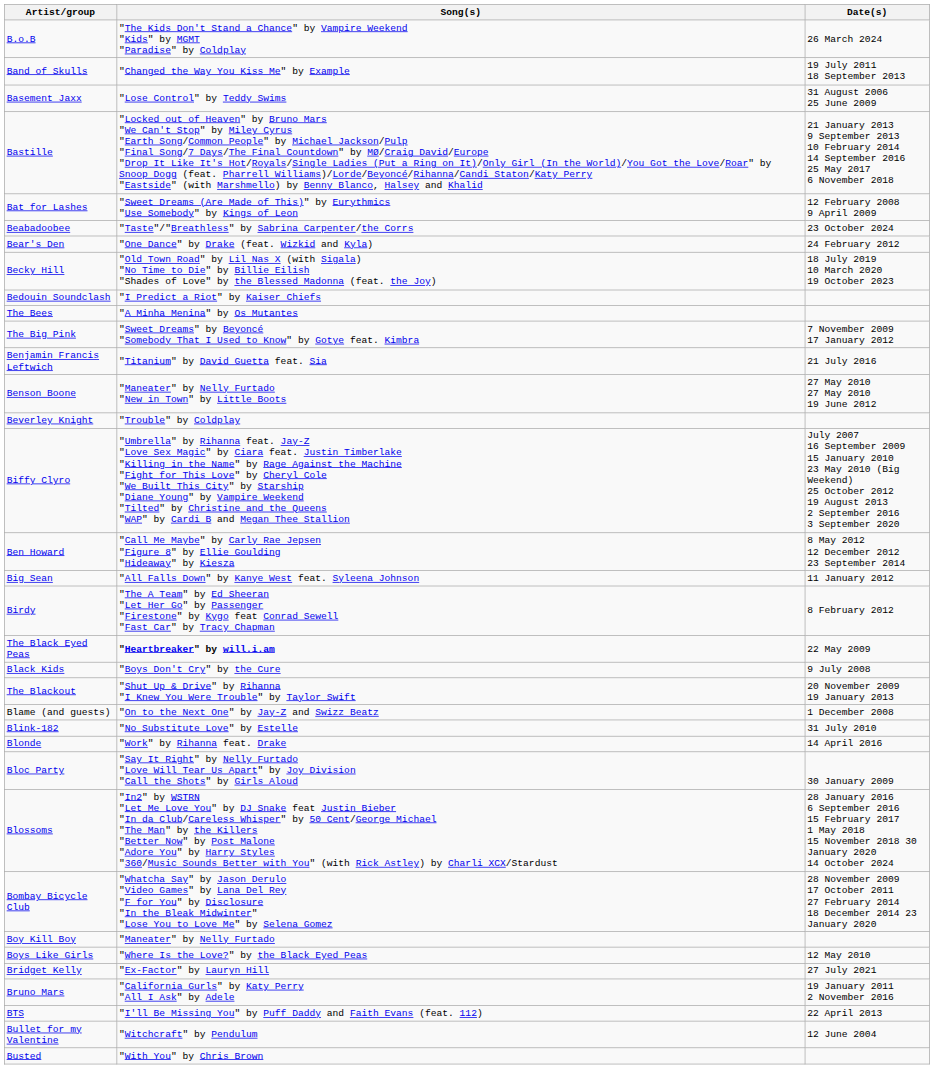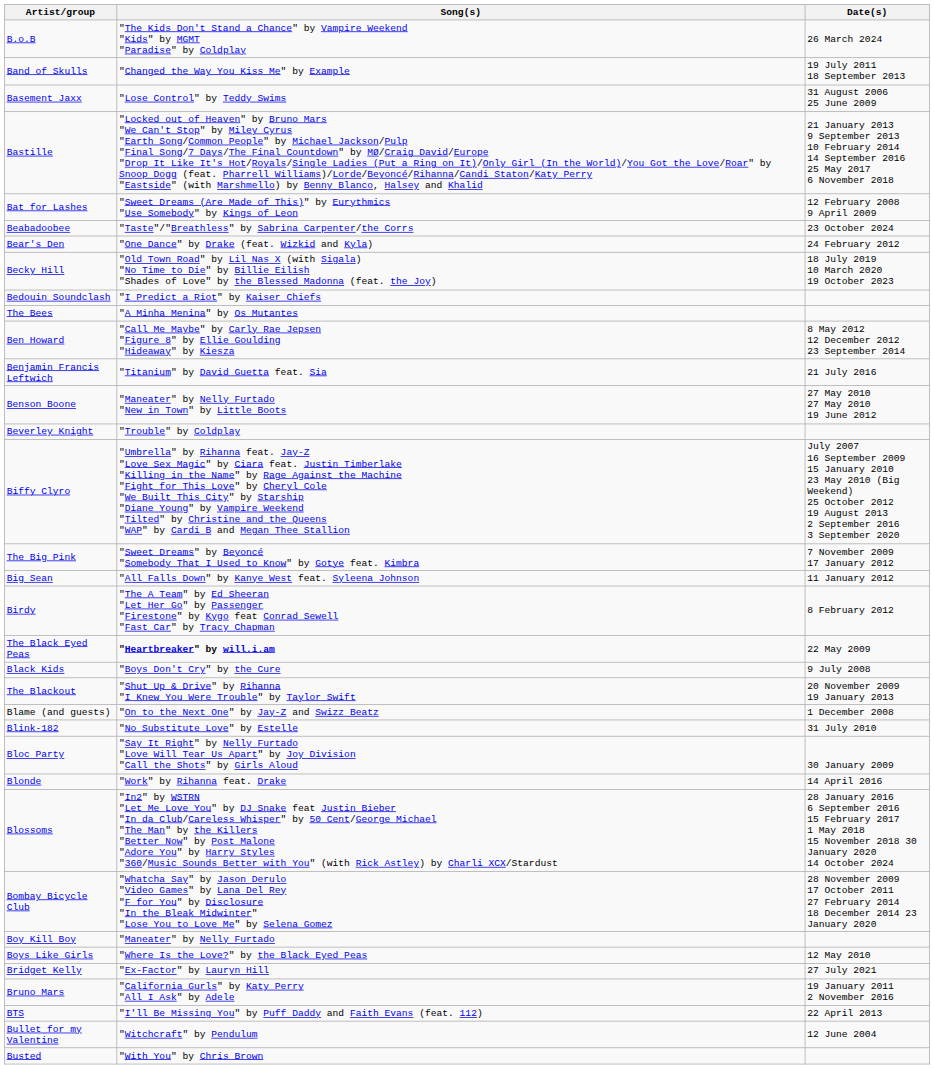rows swapped: (36, 552) <-> (41, 335)
rows swapped: (36, 770) <-> (24, 744)
